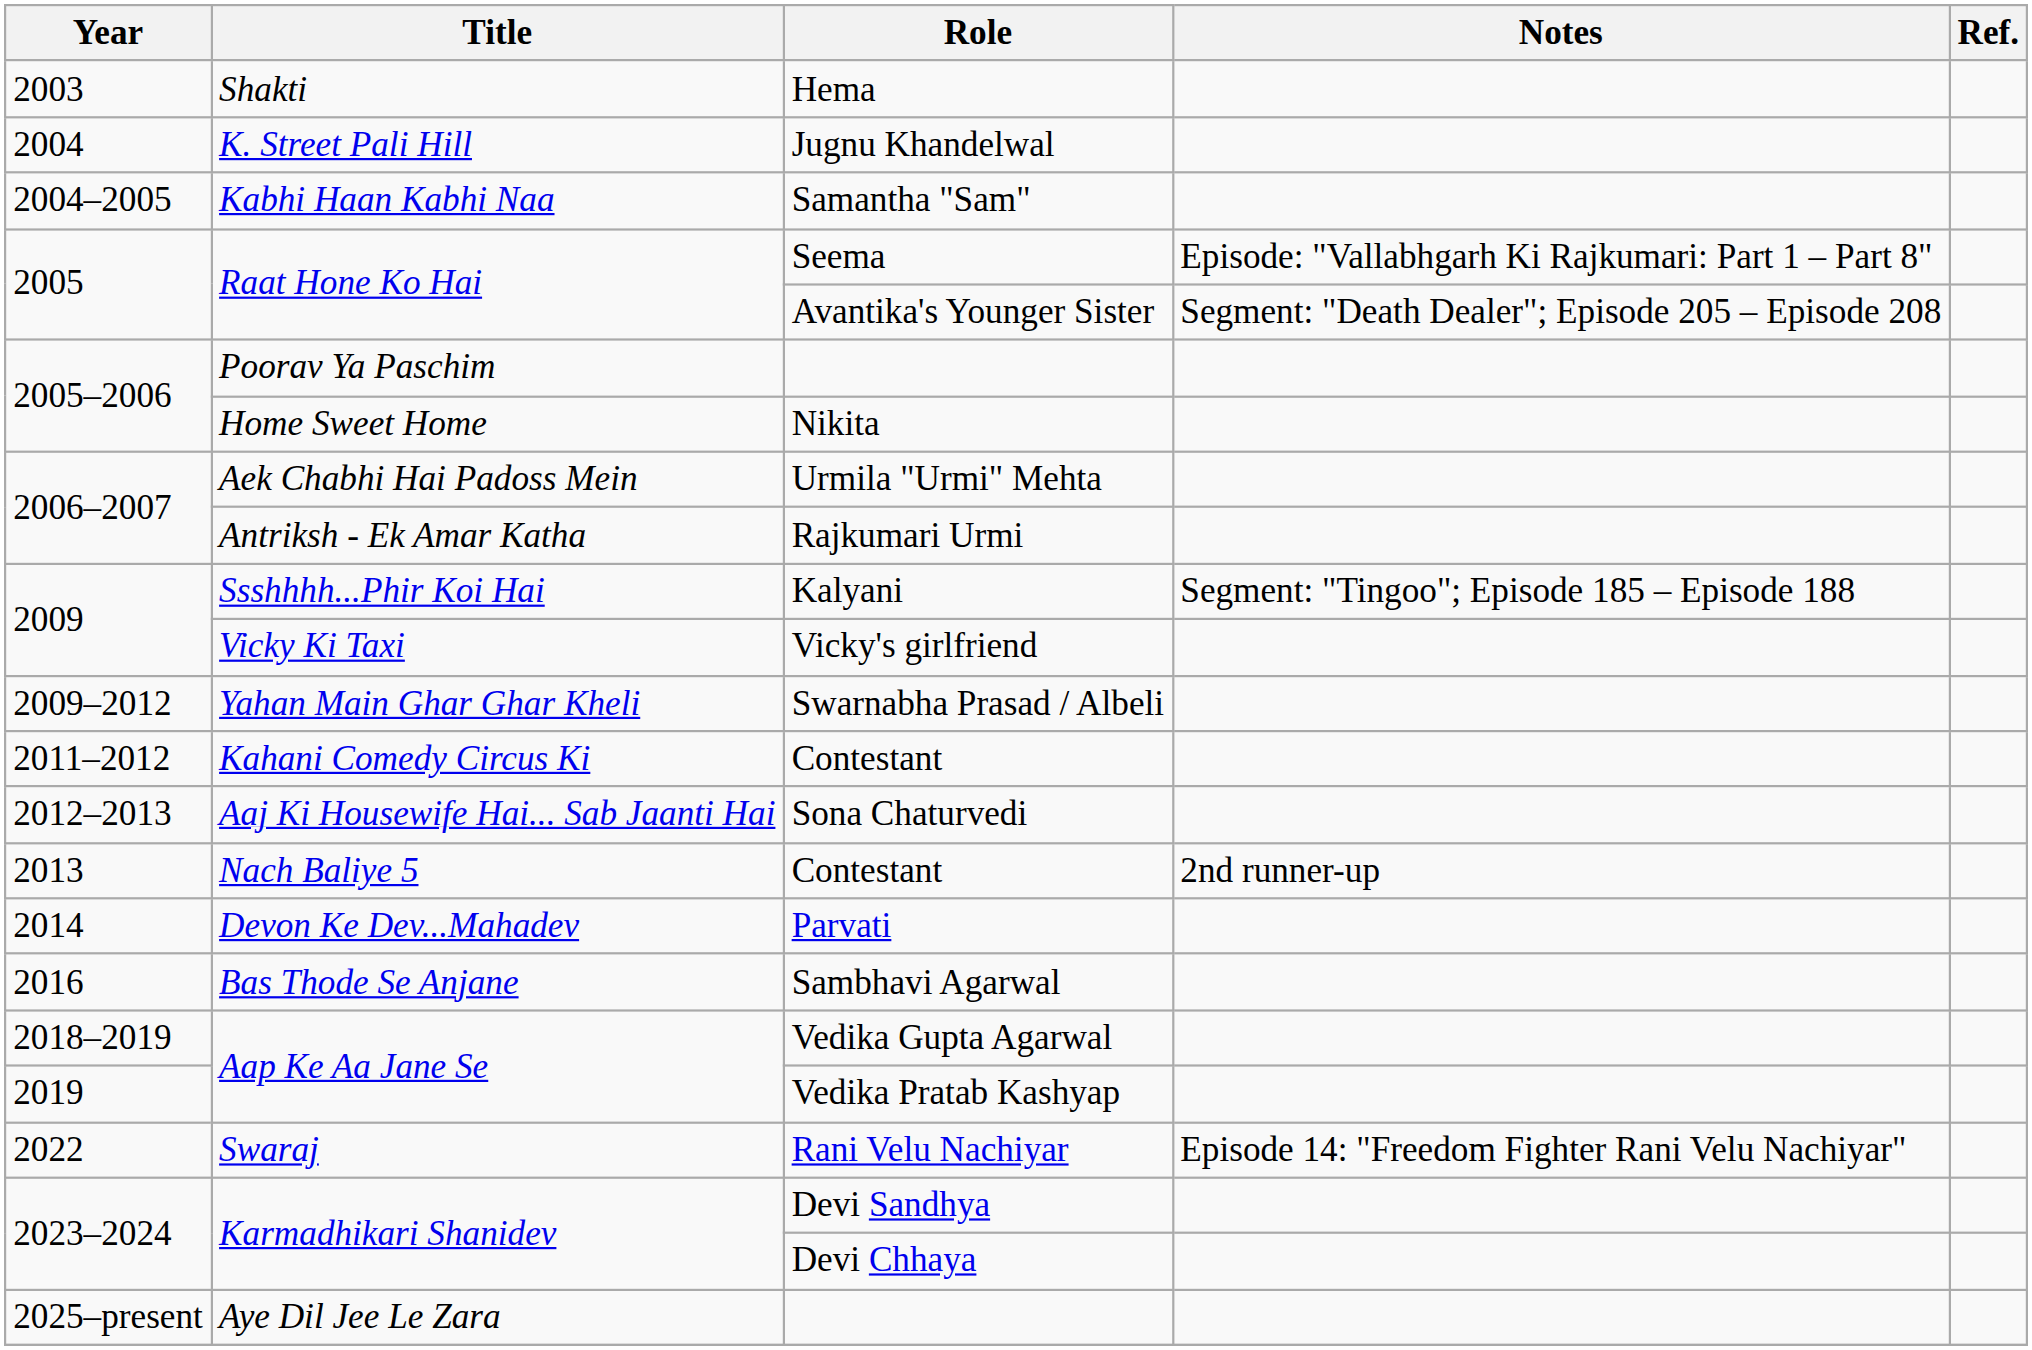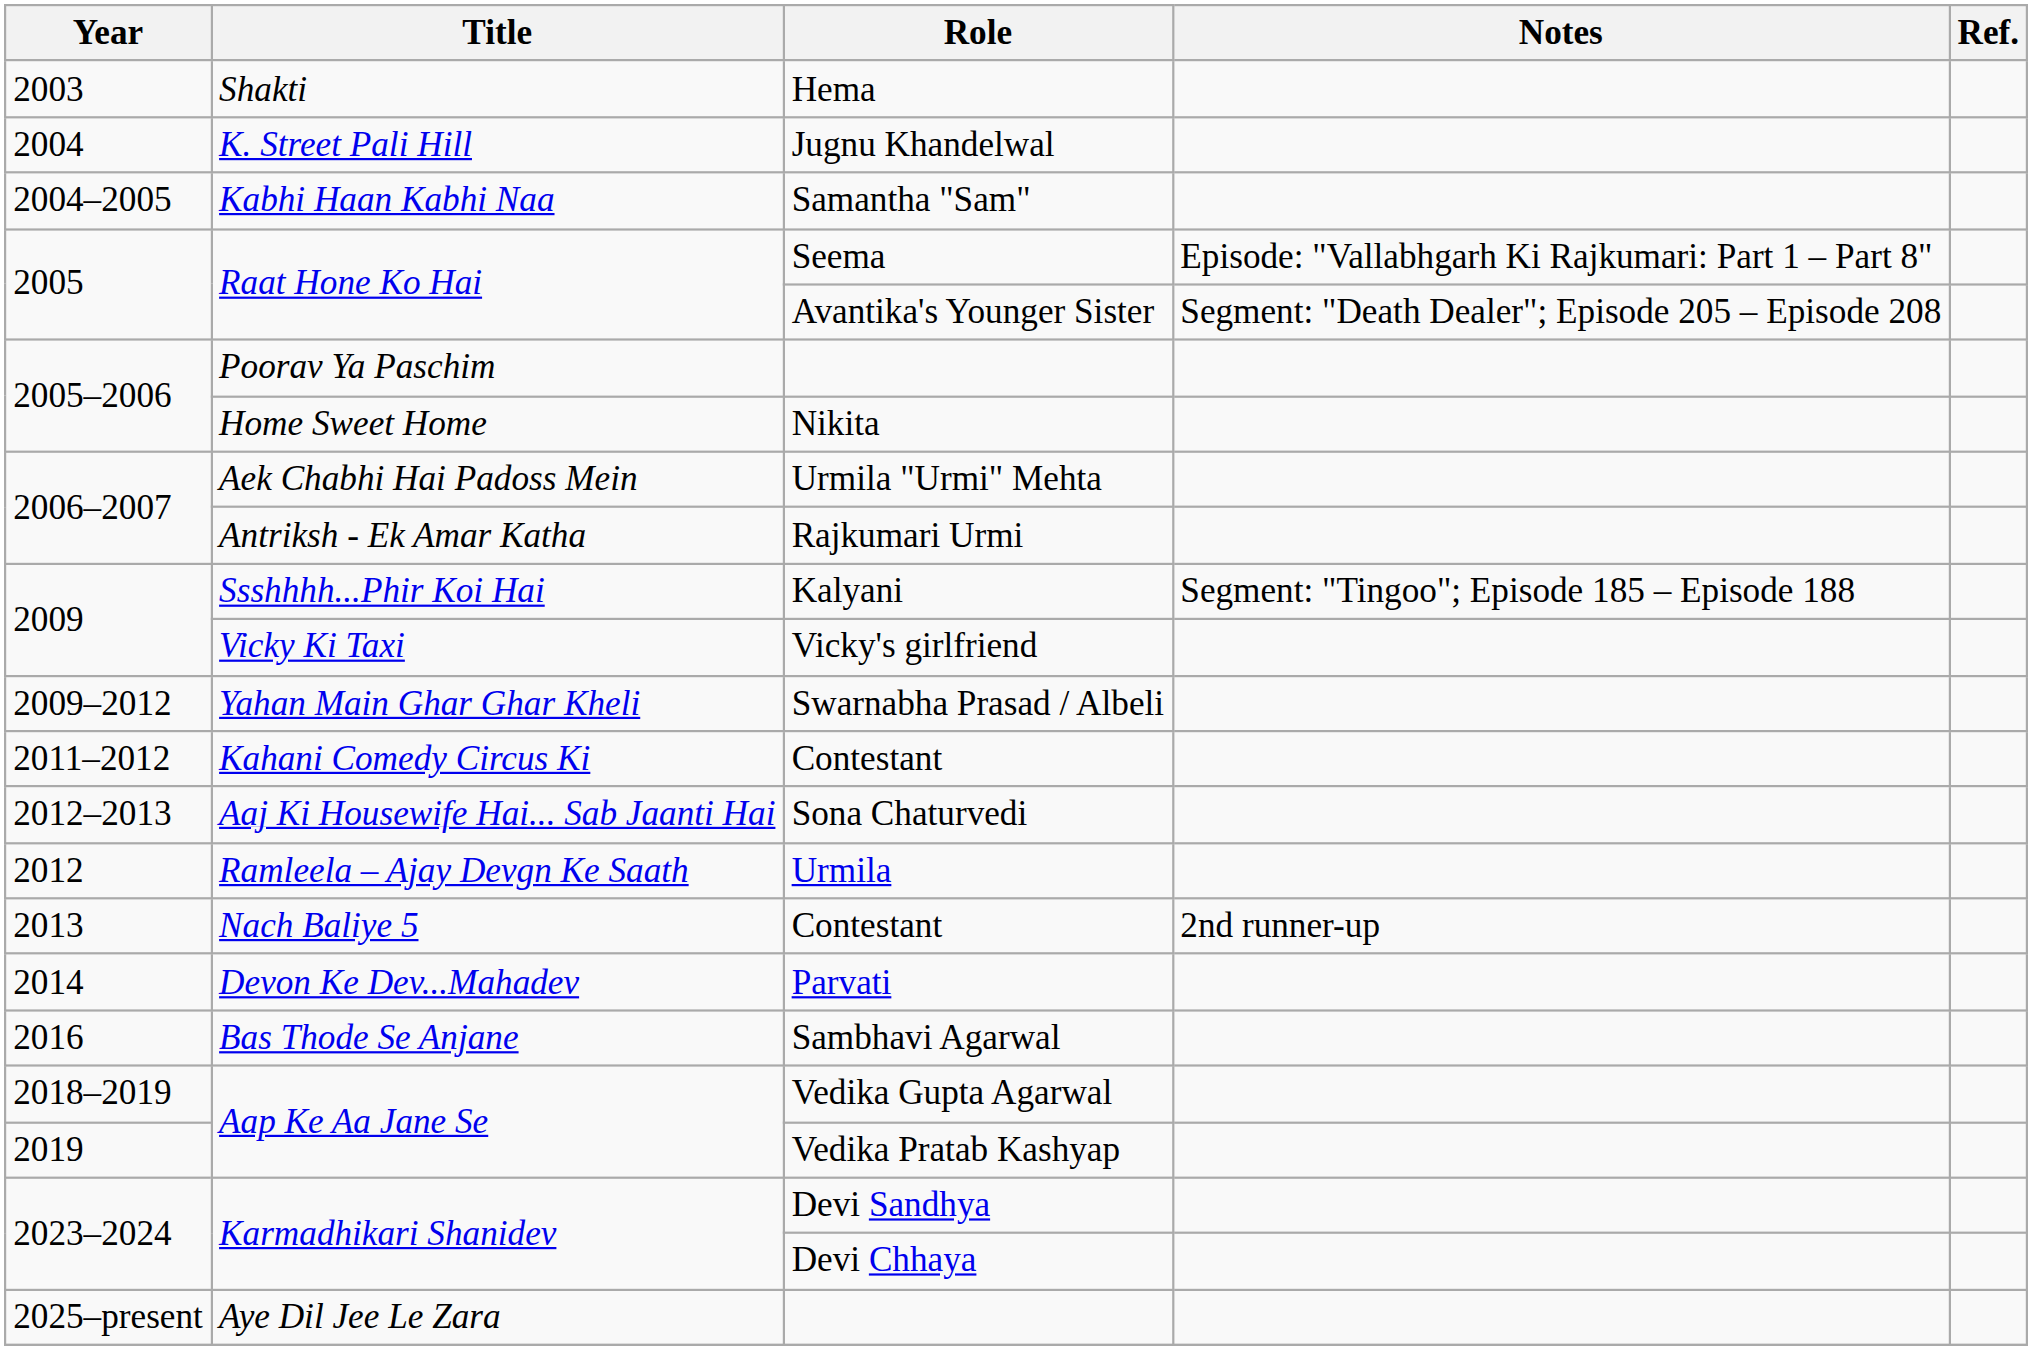+ row: (454, 869)
- row: (269, 1148)
